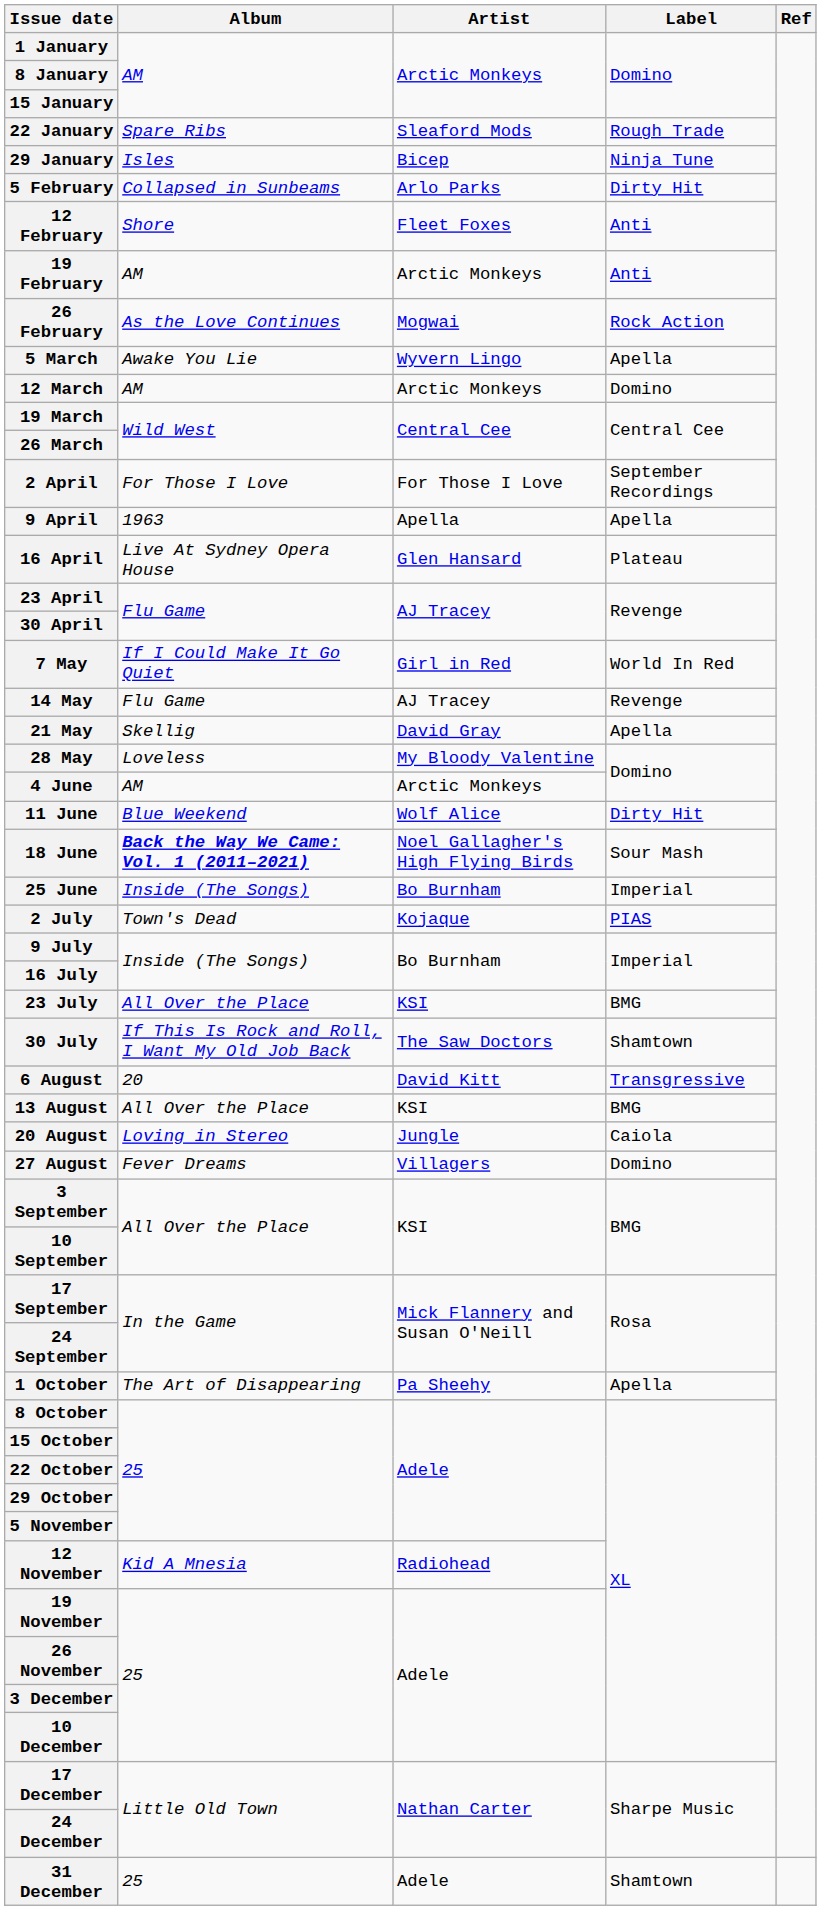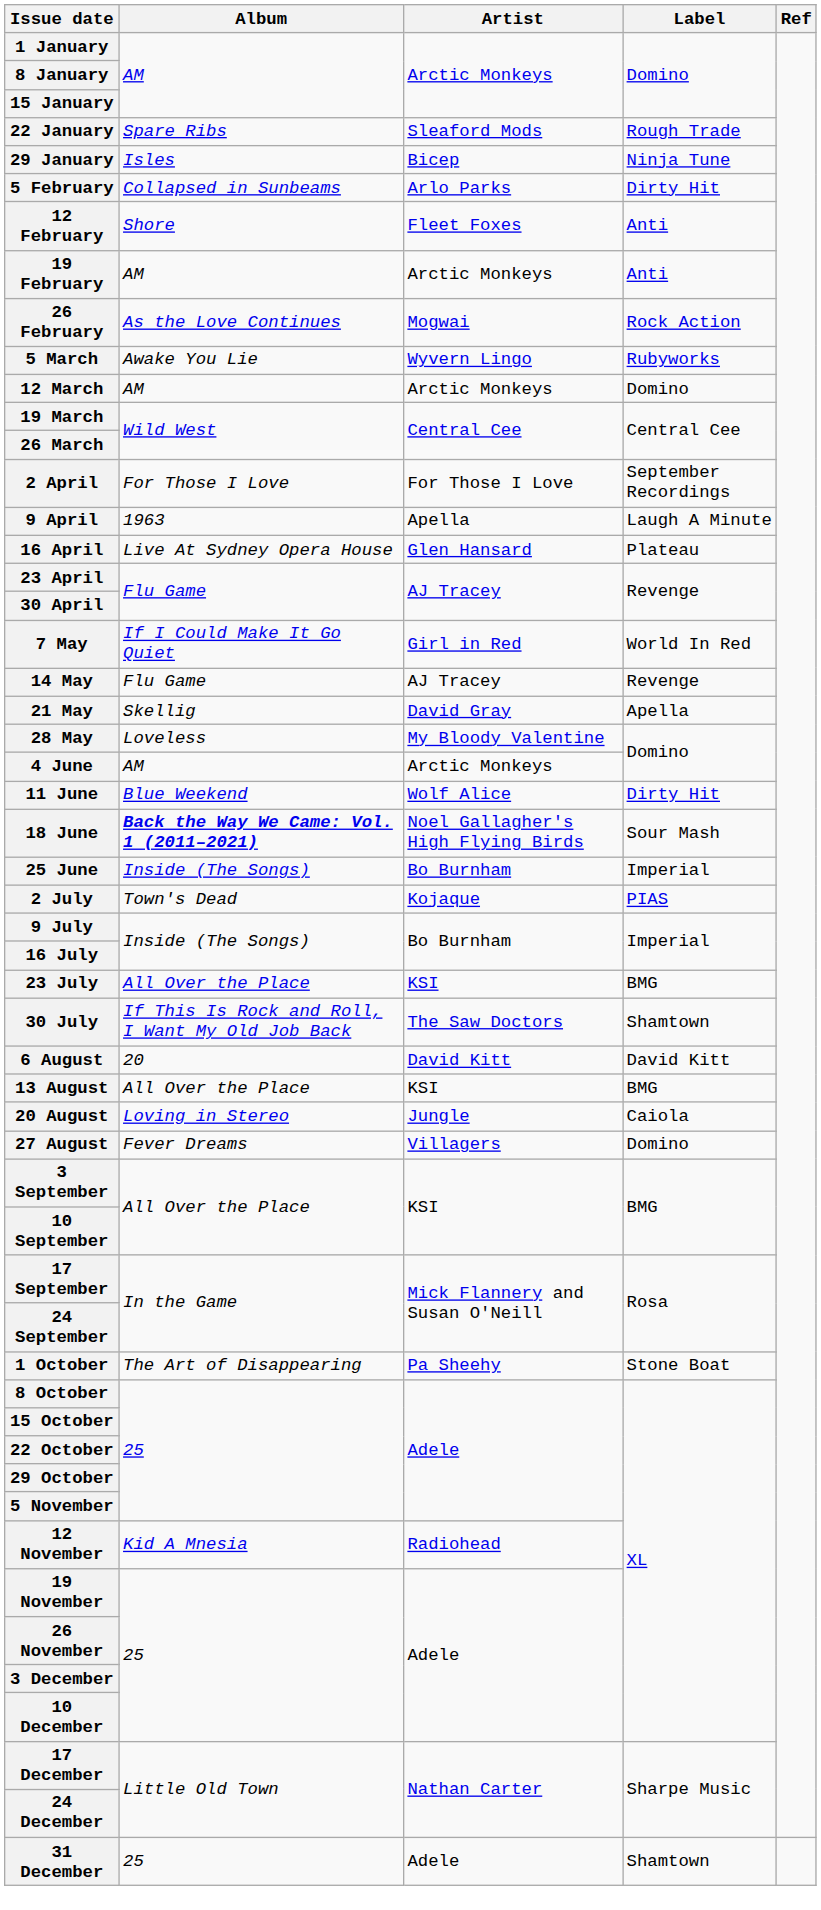(641, 360) Apella -> (673, 360) Rubyworks
(641, 521) Apella -> (699, 521) Laugh A Minute
(677, 1080) Transgressive -> (678, 1060) David Kitt
(641, 1385) Apella -> (678, 1365) Stone Boat
